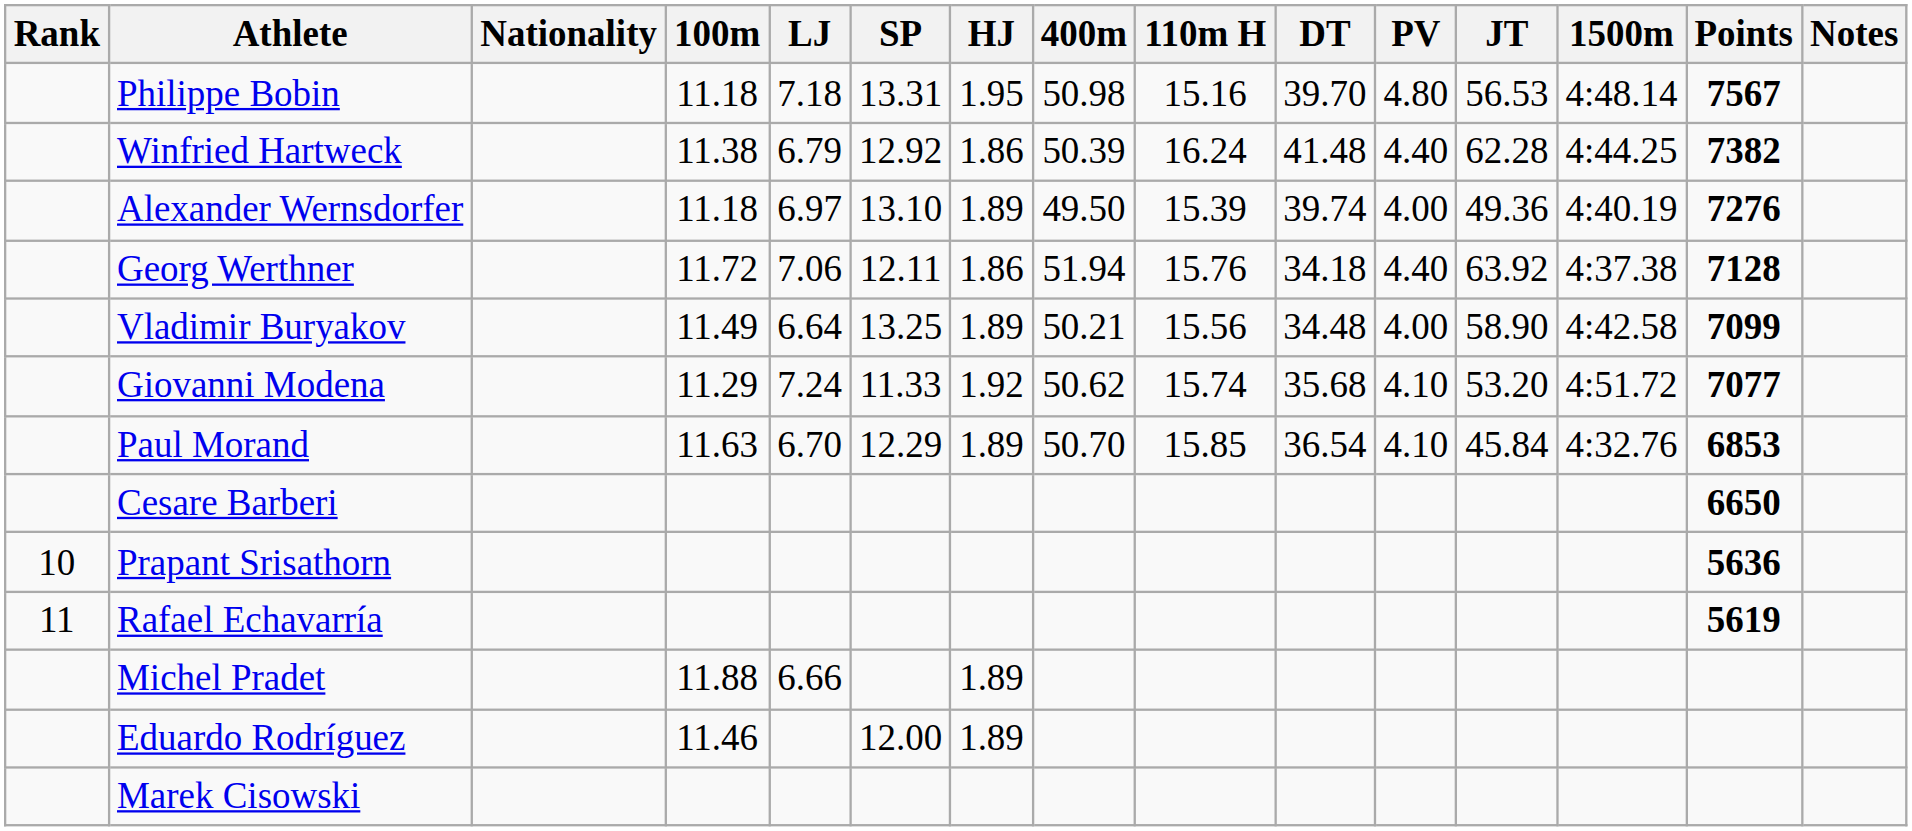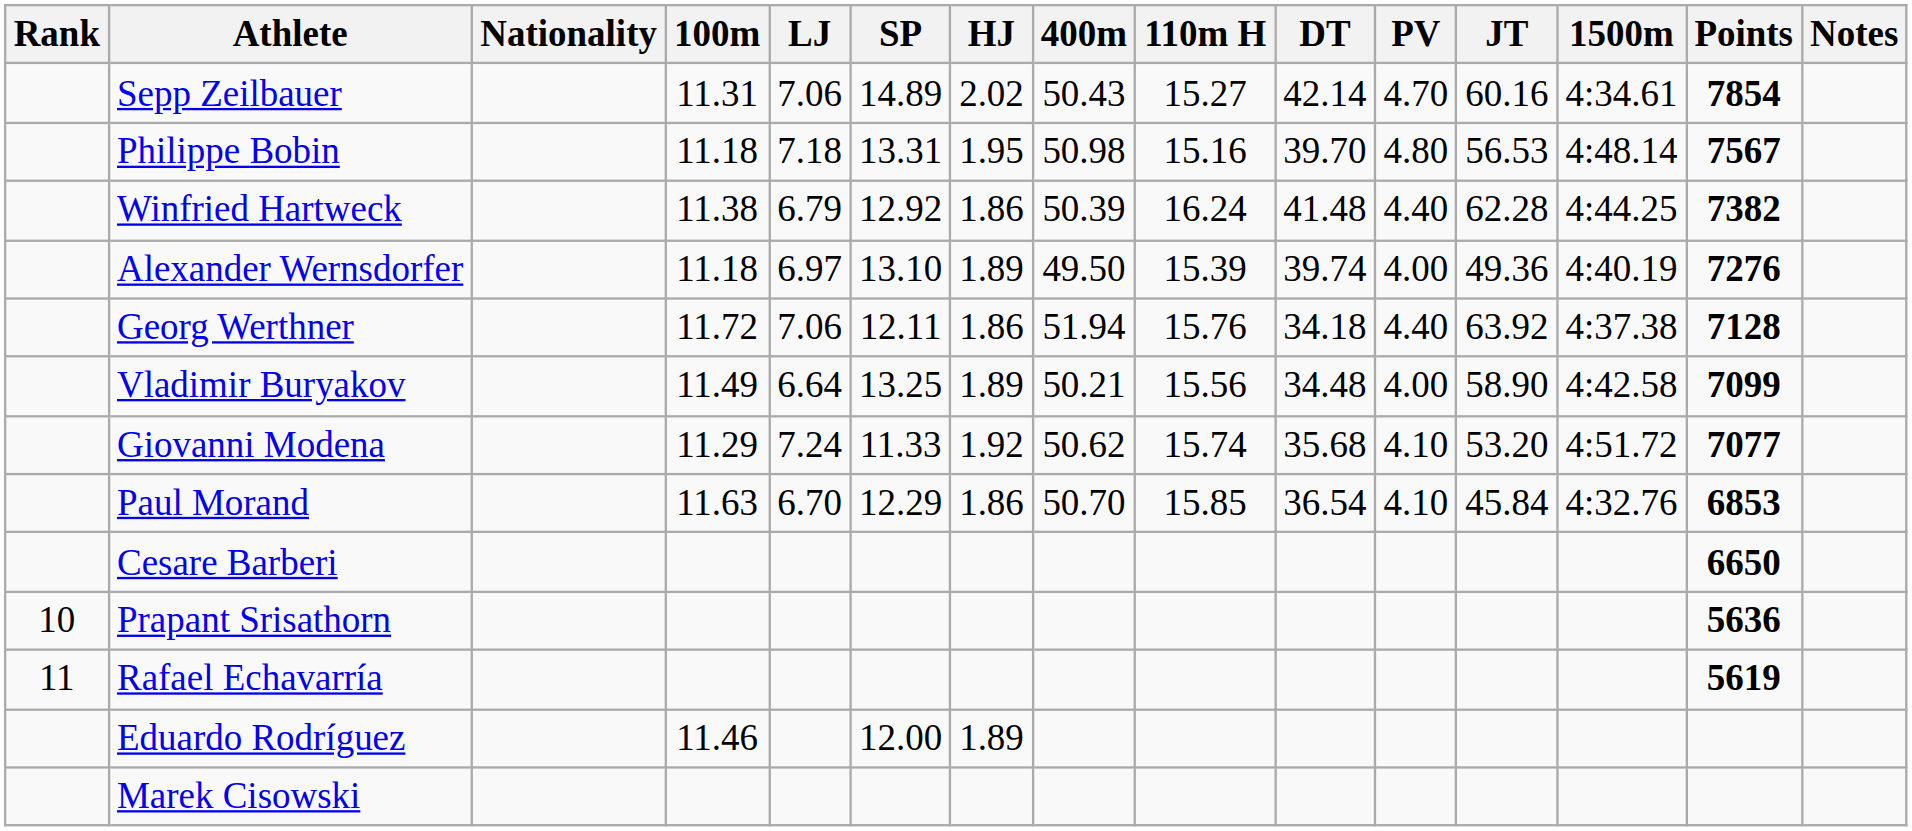+ row: (229, 92)
(991, 444) 1.89 -> (991, 502) 1.86
- row: (221, 678)
